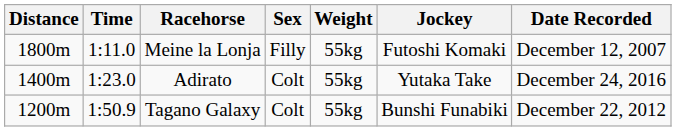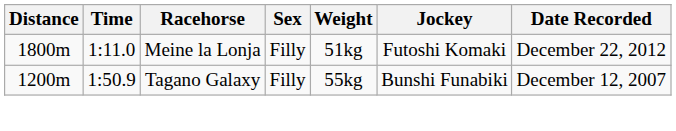(343, 49) 55kg -> (343, 49) 51kg
(591, 49) December 12, 2007 -> (591, 49) December 22, 2012
- row: (203, 79)
(288, 110) Colt -> (288, 79) Filly
(591, 110) December 22, 2012 -> (591, 79) December 12, 2007
